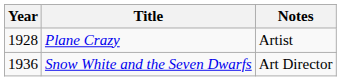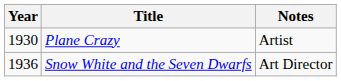(23, 40) 1928 -> (23, 40) 1930
